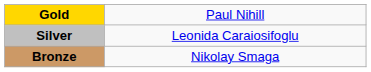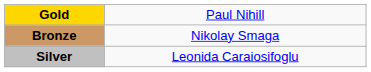rows swapped: (54, 35) <-> (54, 56)
